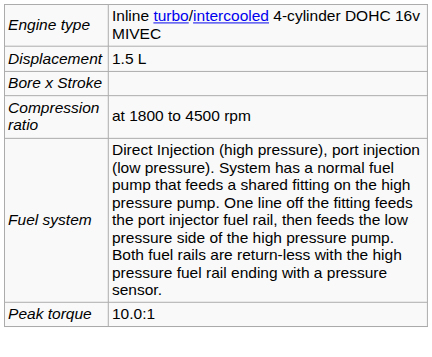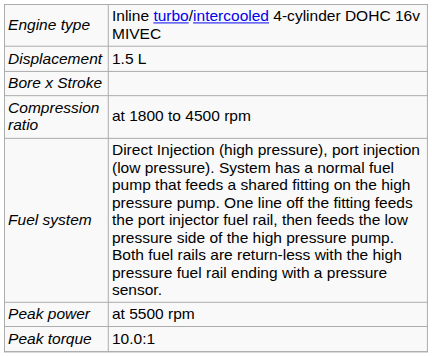+ row: (49, 314)
